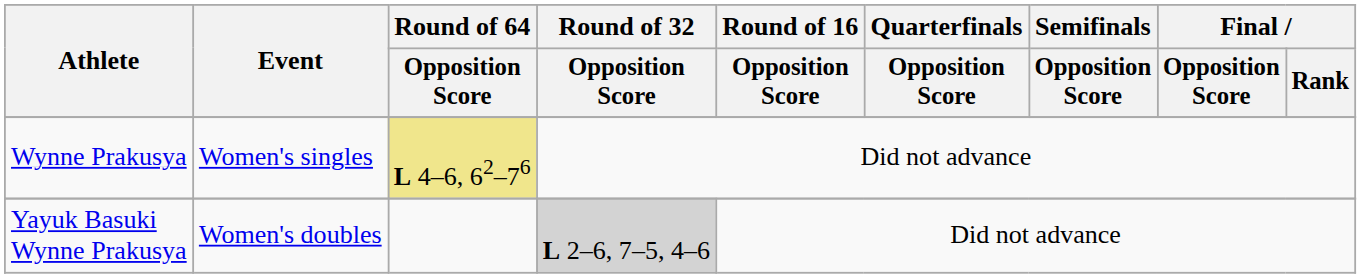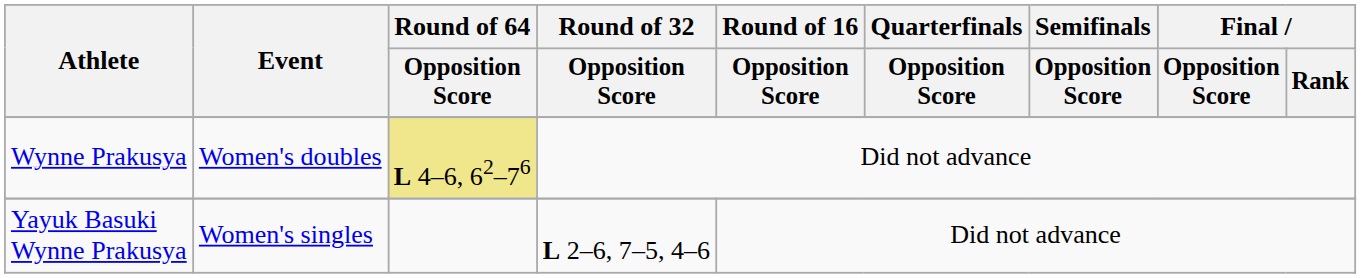(286, 157) Women's singles -> (290, 157) Women's doubles
(290, 235) Women's doubles -> (286, 235) Women's singles
(626, 250) lightgrey background -> (626, 250) no background
